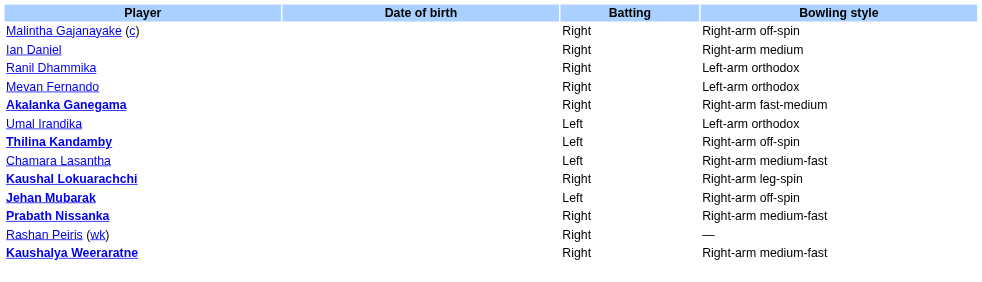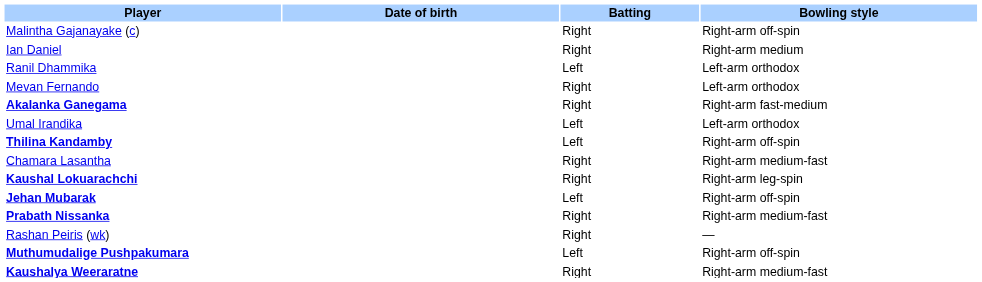(577, 68) Right -> (573, 68) Left
(573, 160) Left -> (577, 160) Right
+ row: (97, 253)
